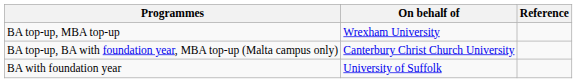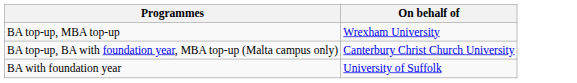- column: (544, 13)
